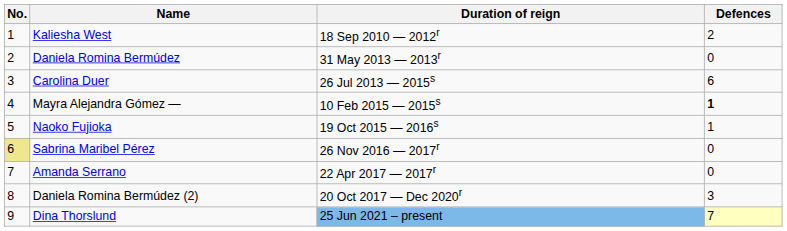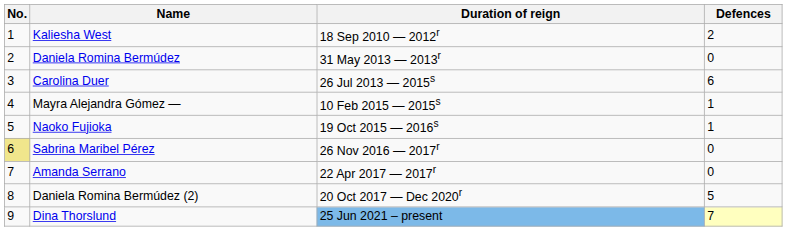(711, 104) bold -> (711, 104) normal
(711, 195) 3 -> (711, 195) 5
